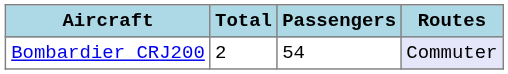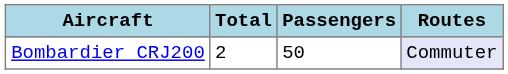(294, 53) 54 -> (294, 53) 50
